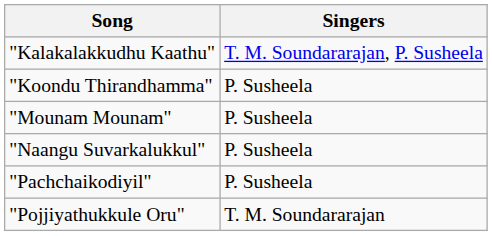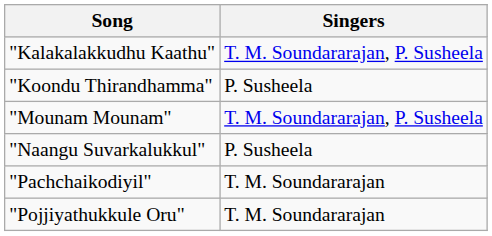(268, 117) P. Susheela -> (354, 117) T. M. Soundararajan, P. Susheela
(268, 182) P. Susheela -> (305, 182) T. M. Soundararajan
